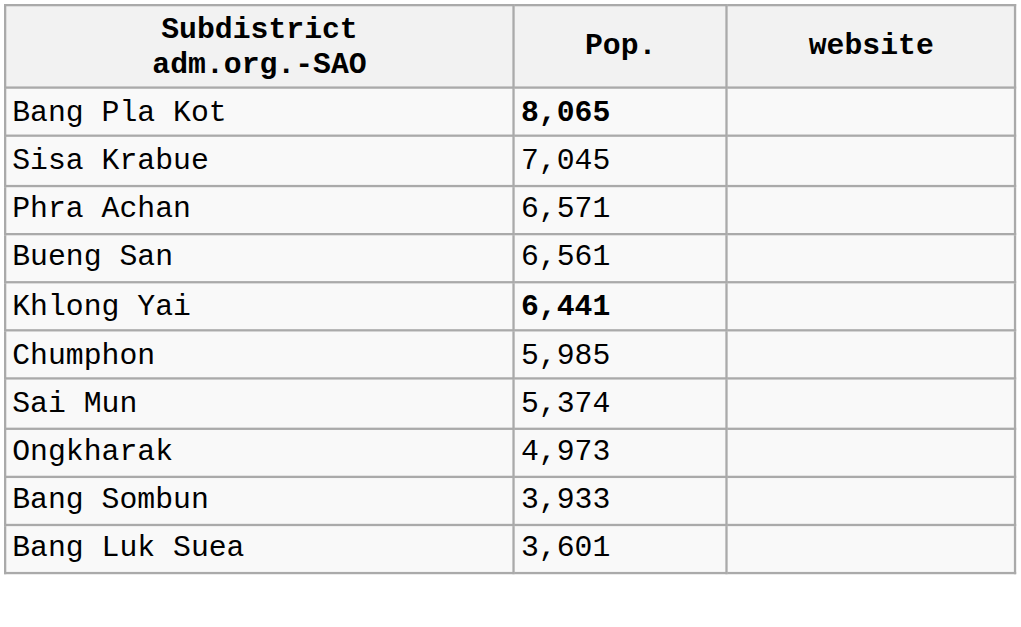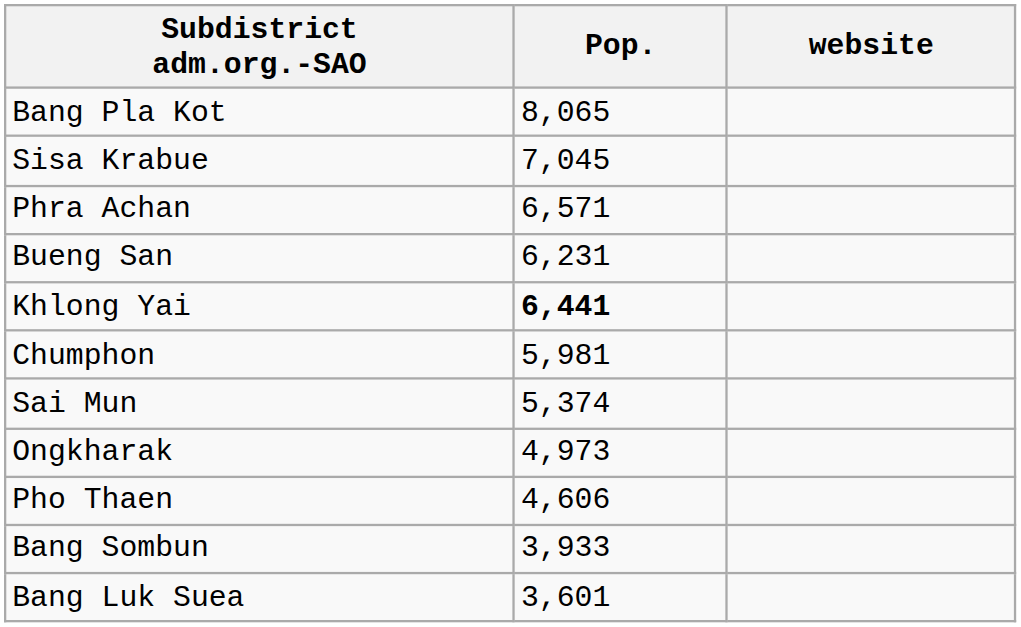(566, 112) bold -> (566, 112) normal
(566, 258) 6,561 -> (566, 258) 6,231
(566, 355) 5,985 -> (566, 355) 5,981
+ row: (93, 500)
